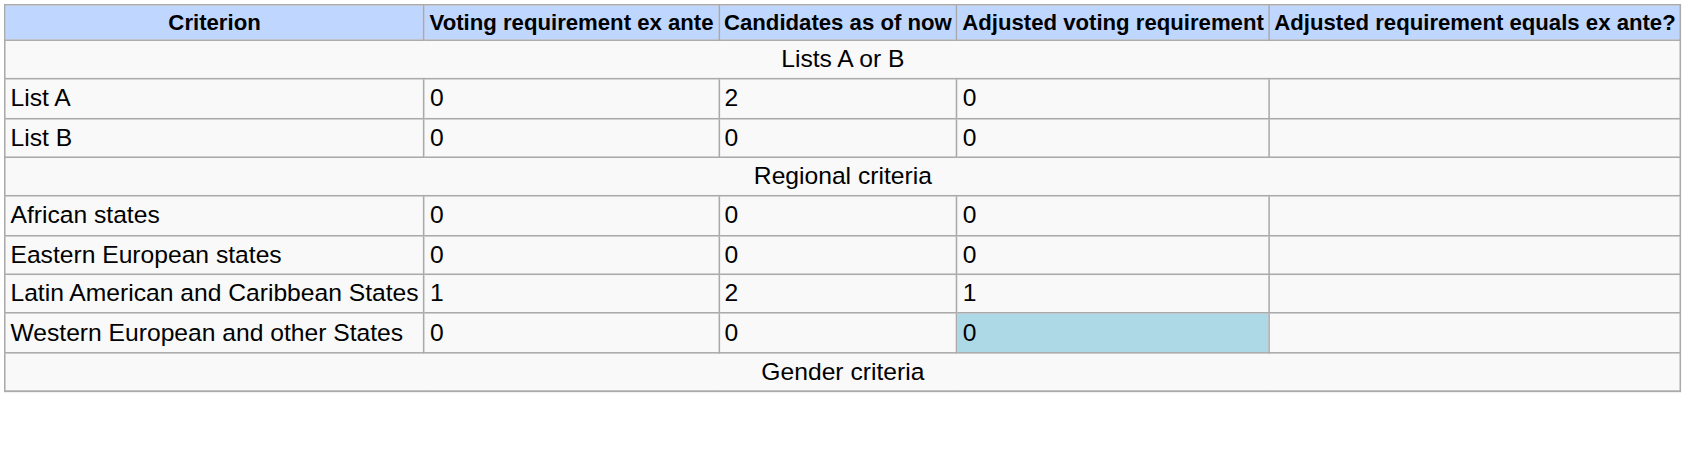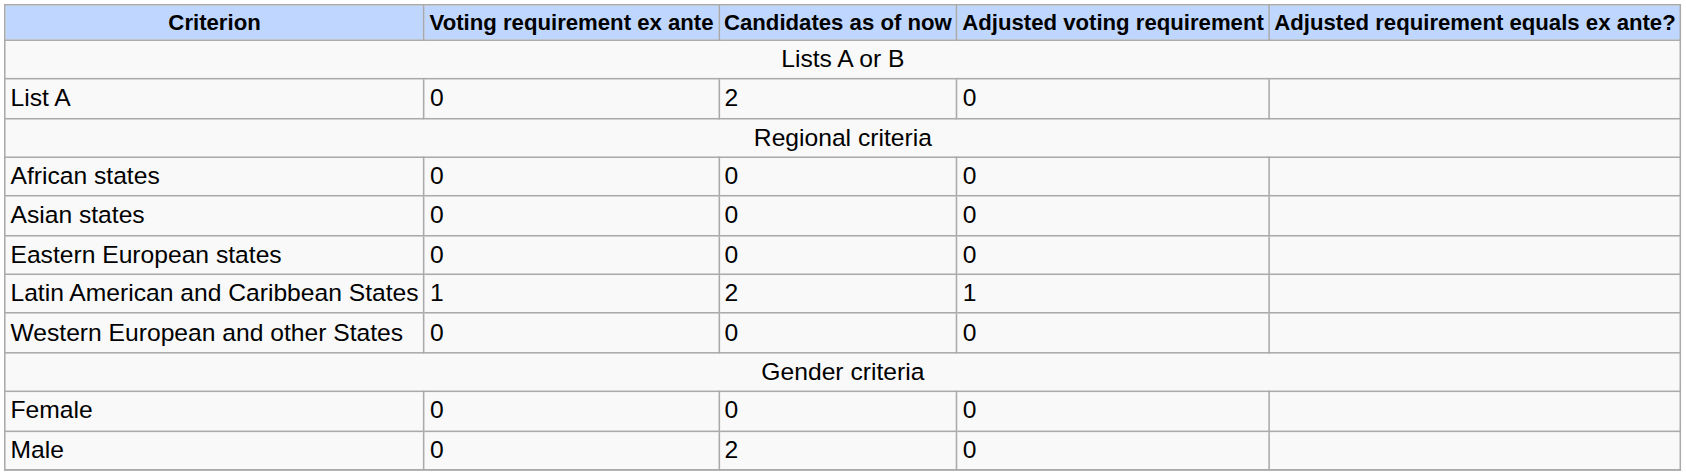- row: (41, 137)
+ row: (78, 215)
(970, 332) lightblue background -> (970, 332) no background
+ row: (52, 410)
+ row: (37, 449)
